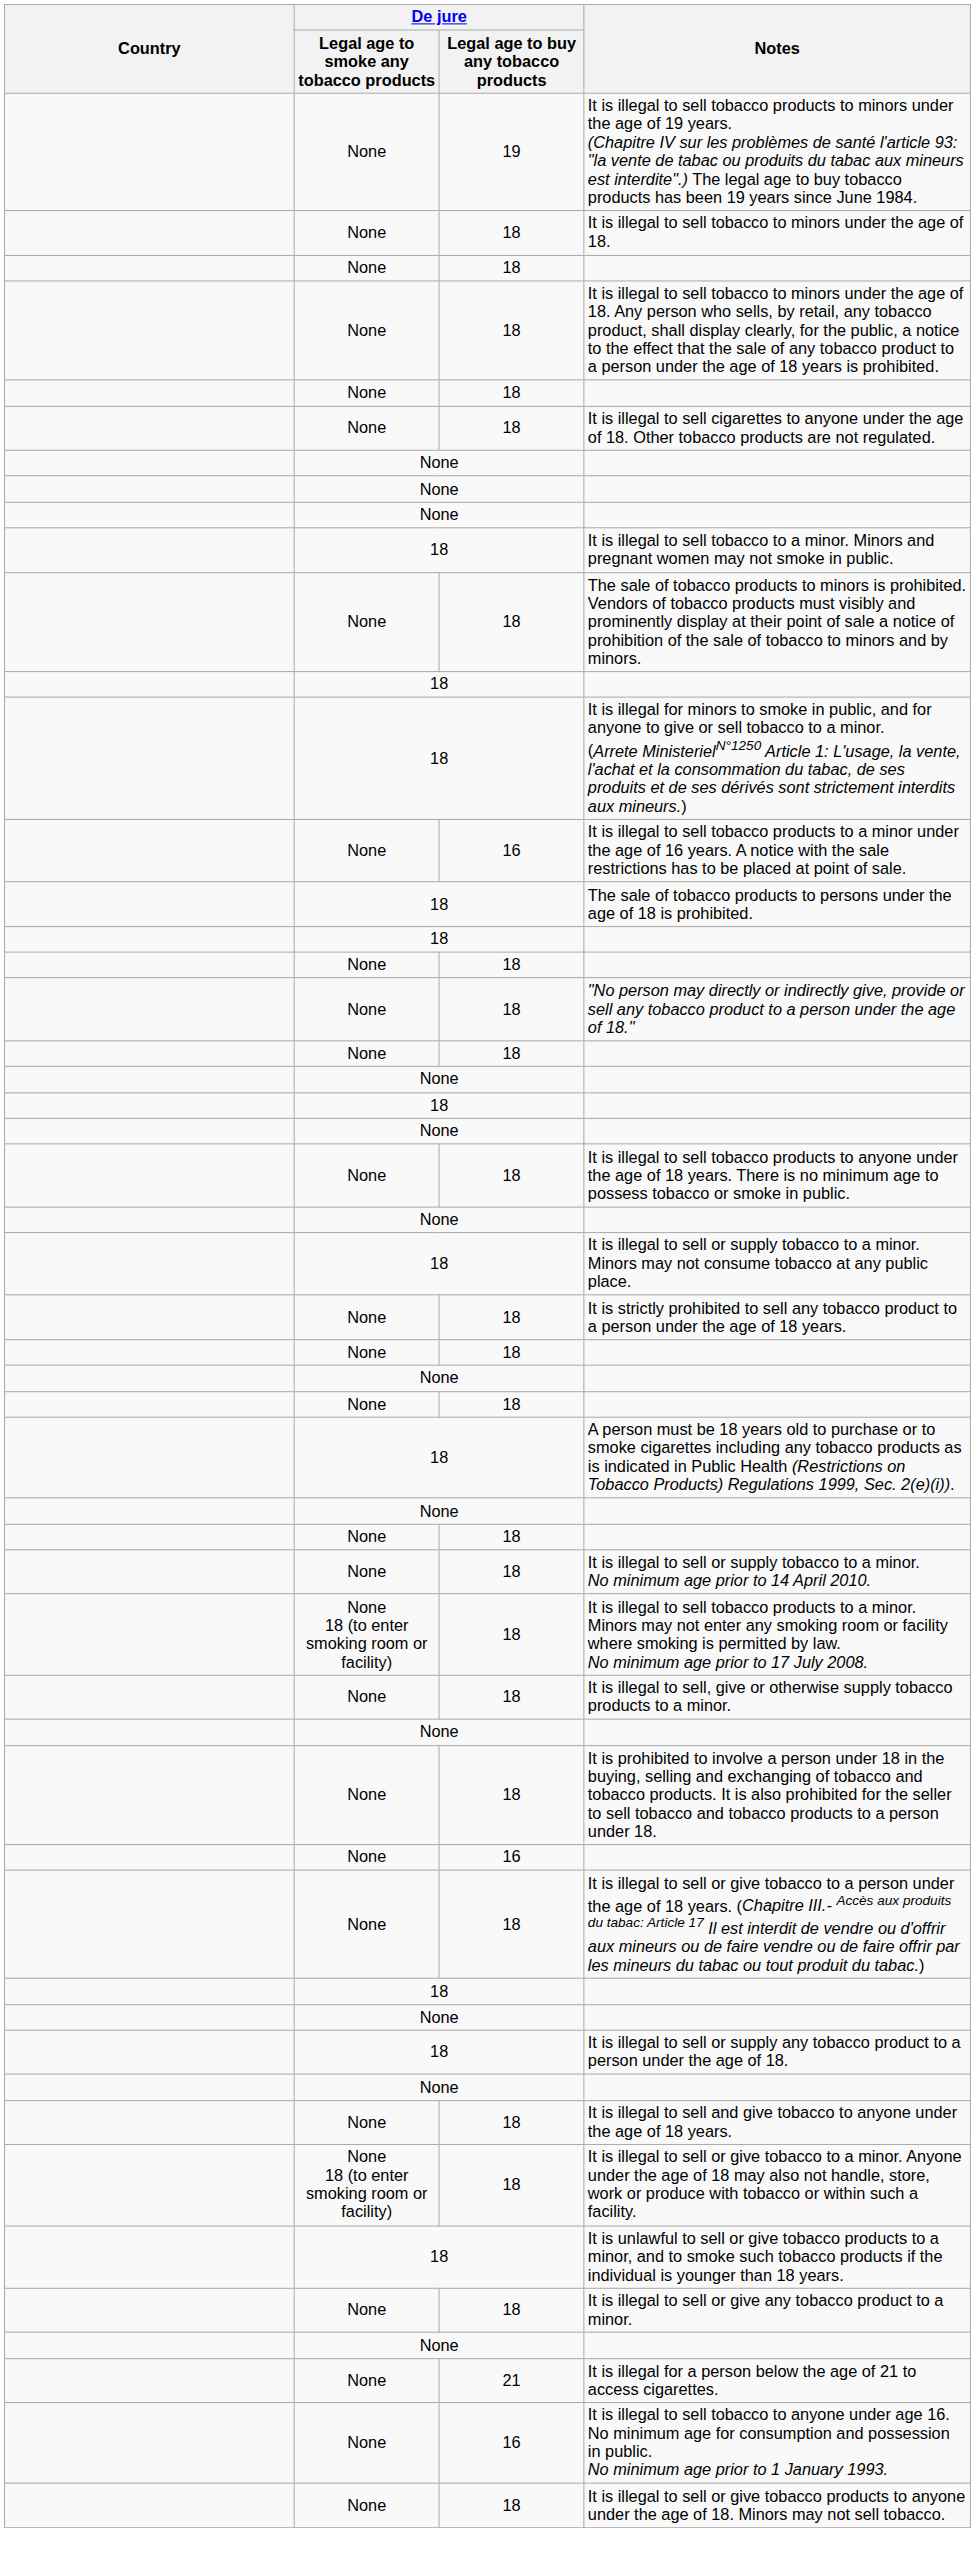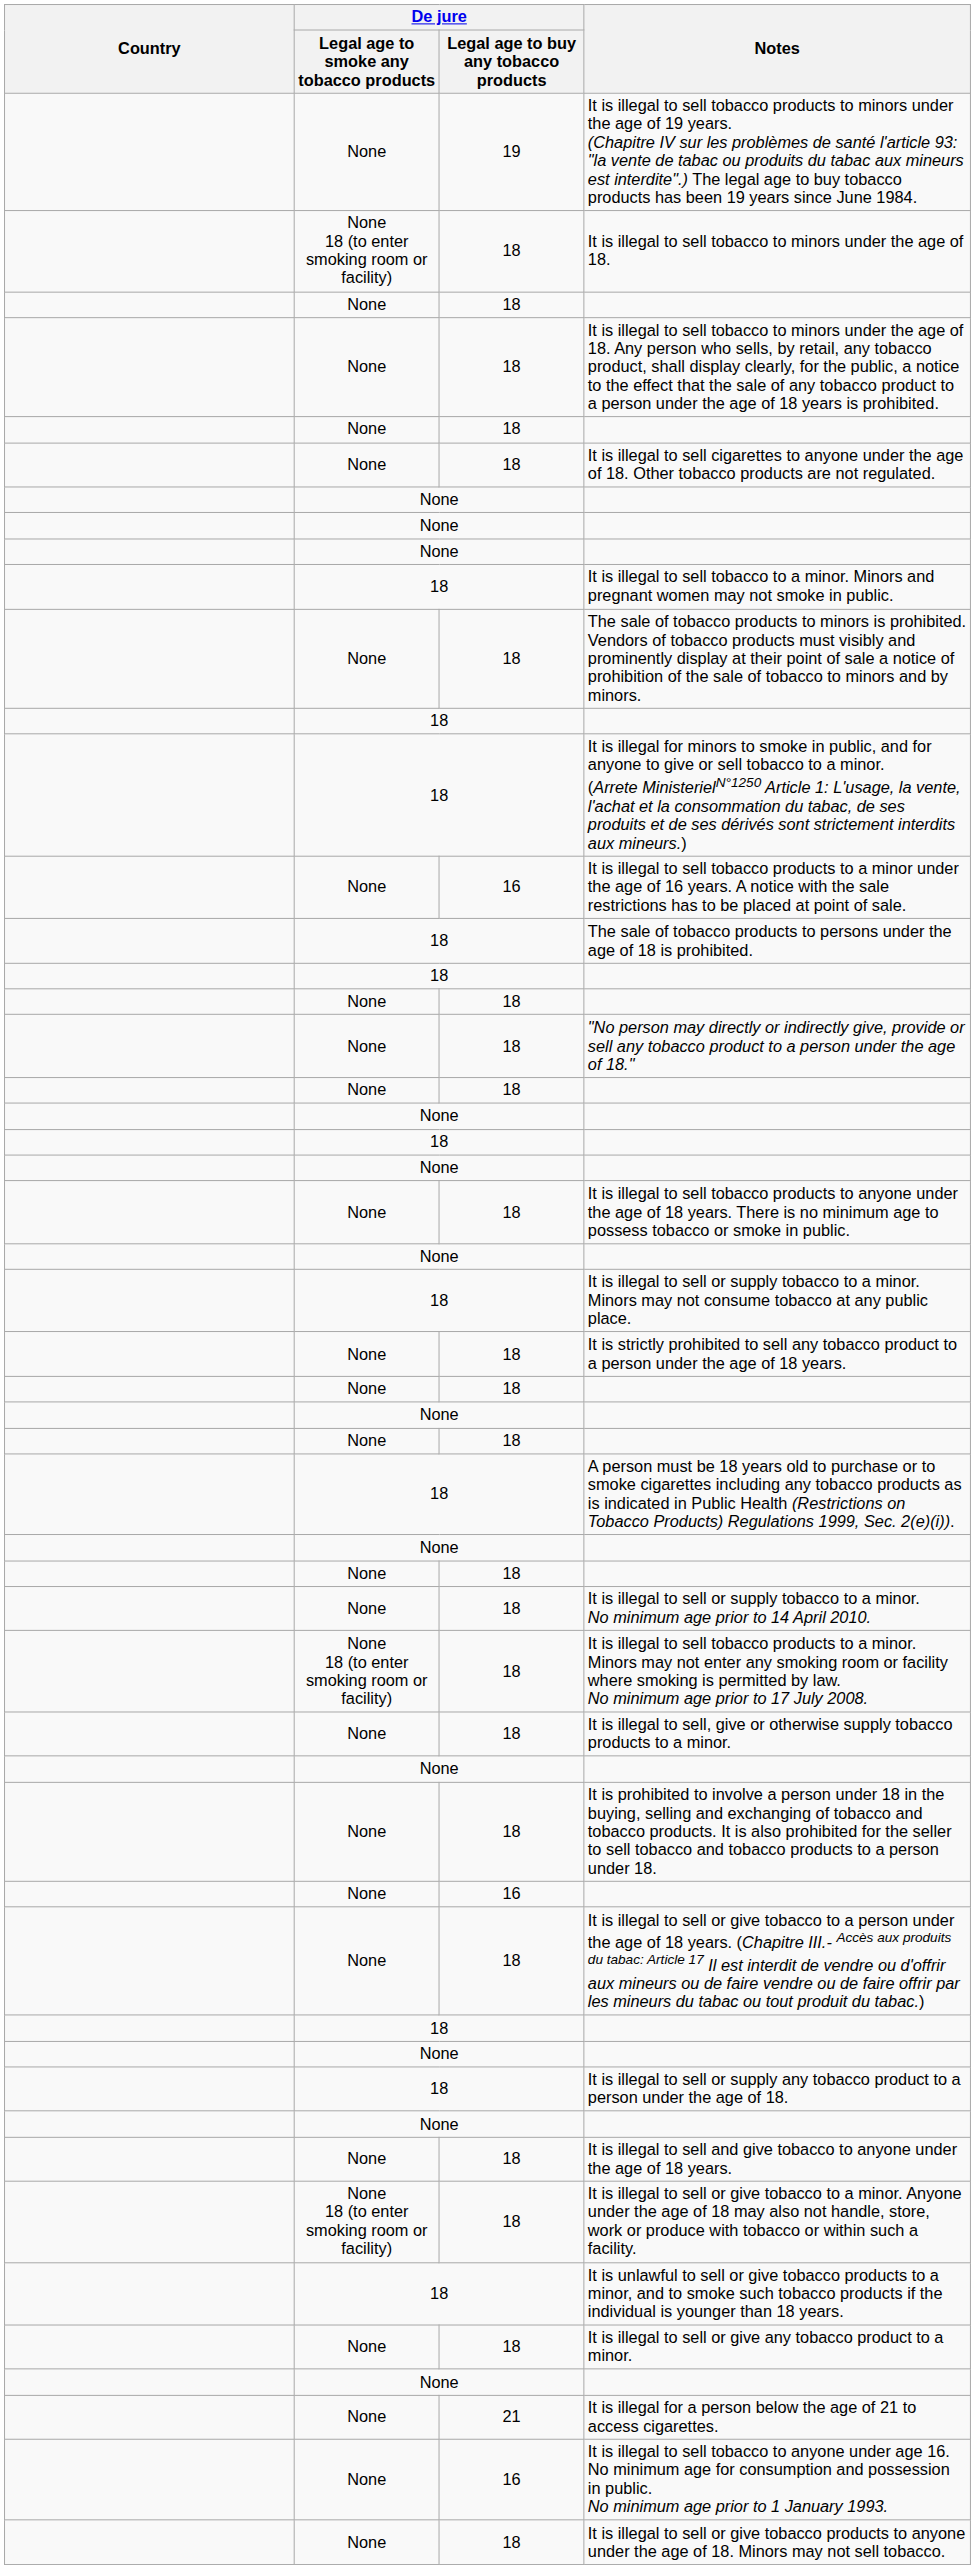(367, 232) None -> (367, 251) None 18 (to enter smoking room or facility)
